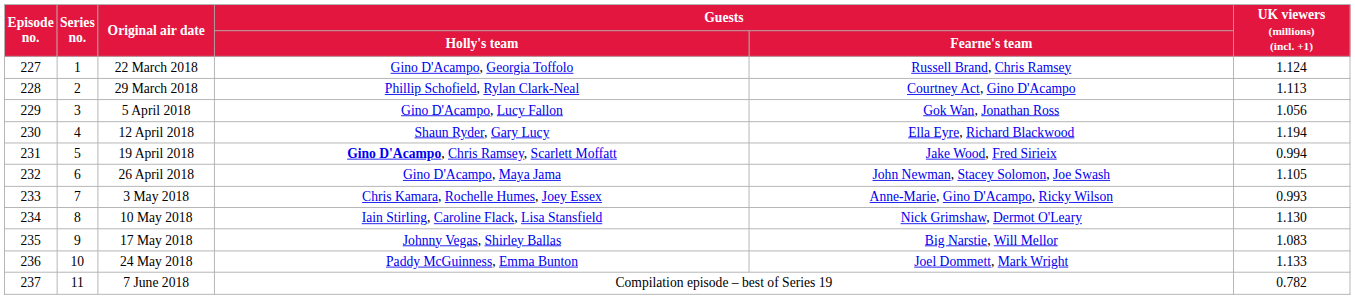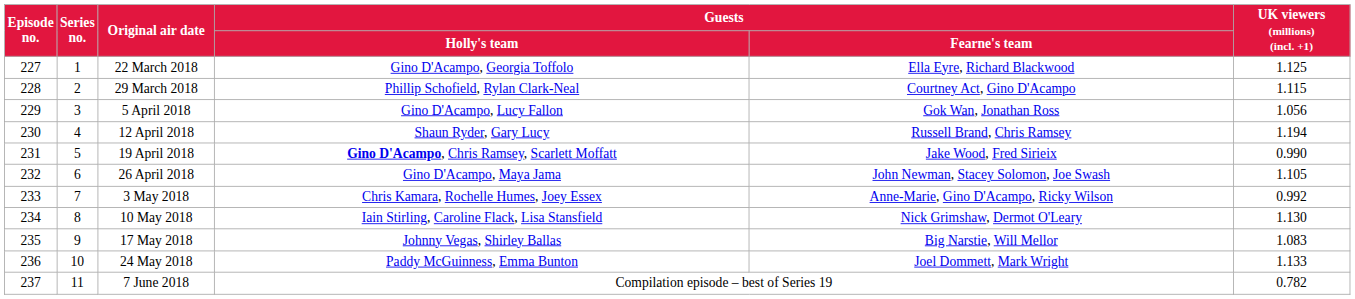(991, 67) Russell Brand, Chris Ramsey -> (991, 67) Ella Eyre, Richard Blackwood
(1292, 67) 1.124 -> (1292, 67) 1.125
(1292, 89) 1.113 -> (1292, 89) 1.115
(991, 132) Ella Eyre, Richard Blackwood -> (991, 132) Russell Brand, Chris Ramsey
(1292, 153) 0.994 -> (1292, 153) 0.990
(1292, 196) 0.993 -> (1292, 196) 0.992
